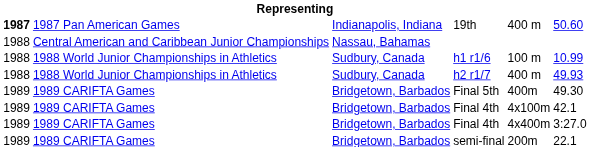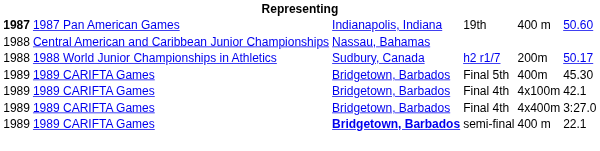- row: (155, 58)
(524, 75) 400 m -> (532, 58) 200m
(568, 75) 49.93 -> (578, 58) 50.17
(568, 91) 49.30 -> (578, 75) 45.30
(391, 141) normal -> (396, 124) bold
(523, 141) 200m -> (534, 124) 400 m
